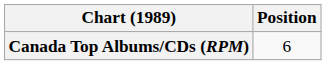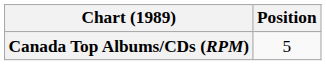(287, 45) 6 -> (287, 45) 5
